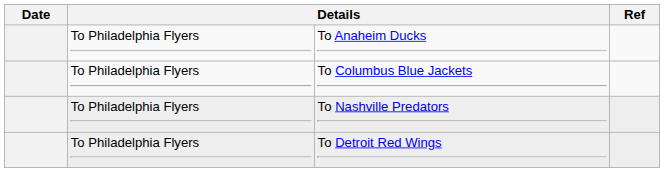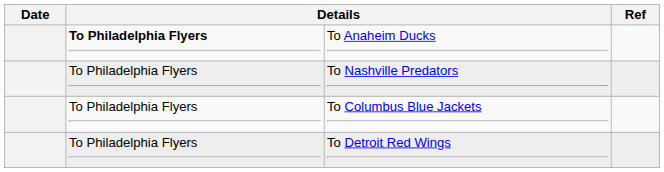(191, 40) normal -> (195, 40) bold
rows swapped: (462, 111) <-> (462, 75)
